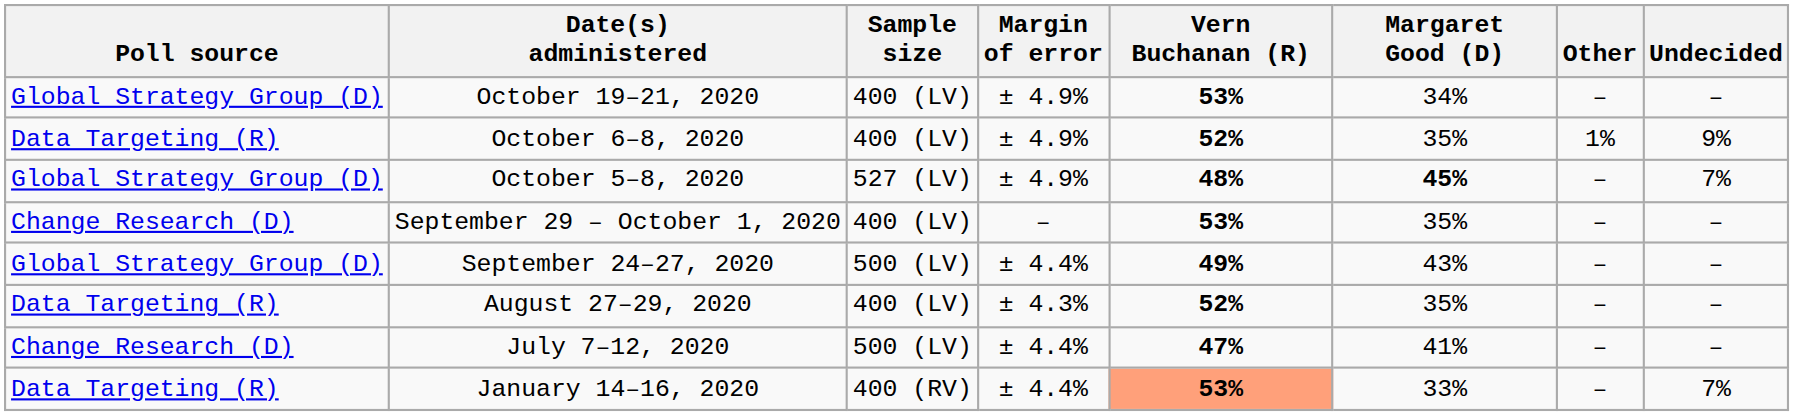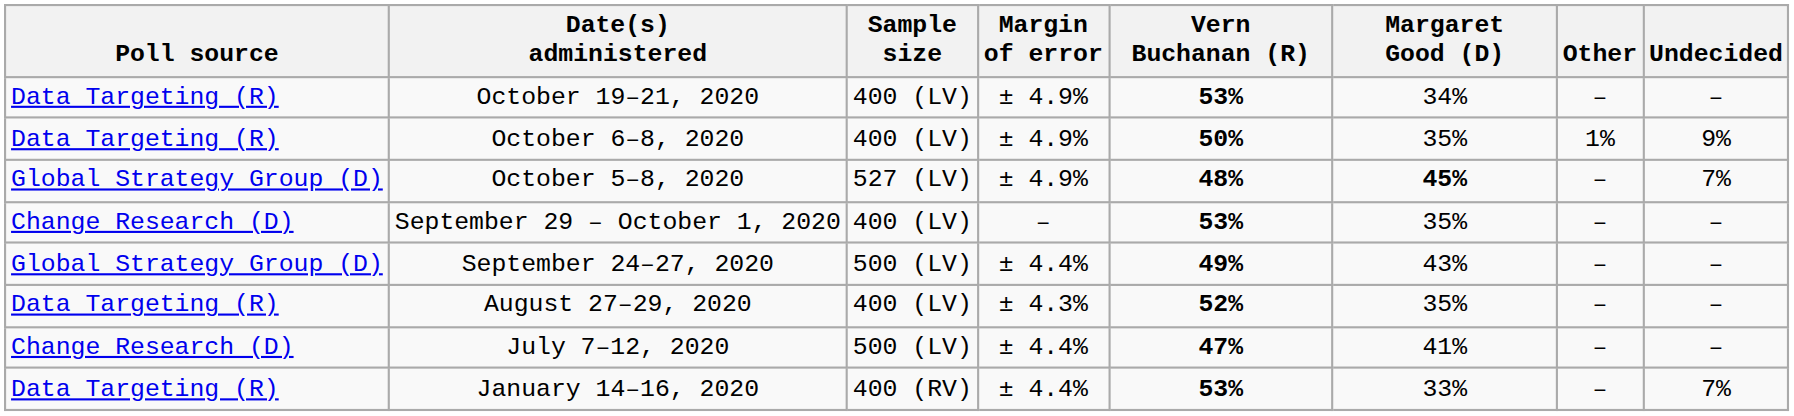(197, 97) Global Strategy Group (D) -> (145, 97) Data Targeting (R)
(1221, 139) 52% -> (1221, 139) 50%
(1221, 389) lightsalmon background -> (1221, 389) no background
